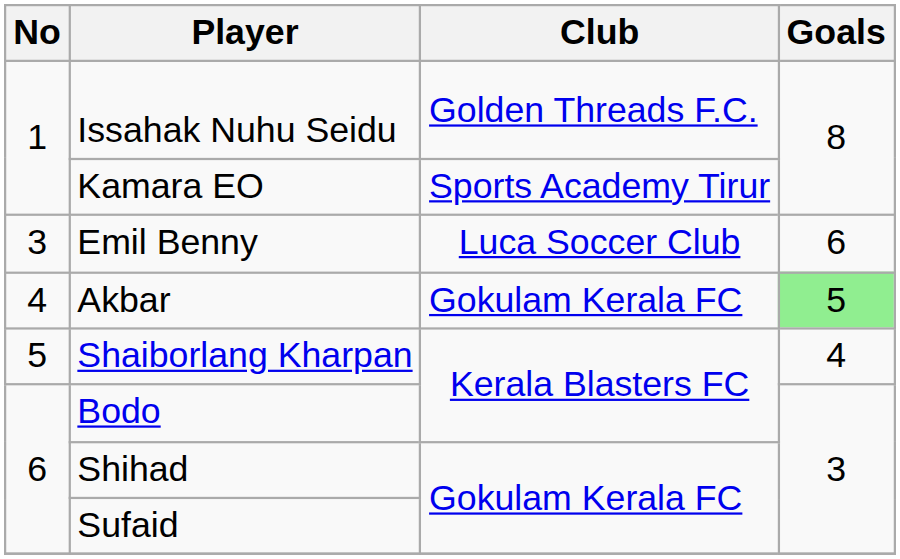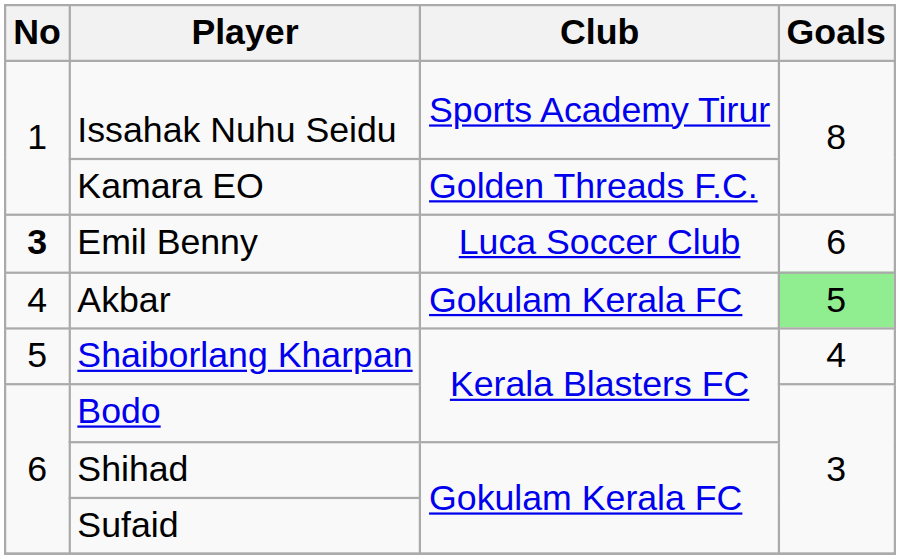(593, 109) Golden Threads F.C. -> (600, 109) Sports Academy Tirur
(600, 186) Sports Academy Tirur -> (593, 186) Golden Threads F.C.
(37, 242) normal -> (37, 242) bold
